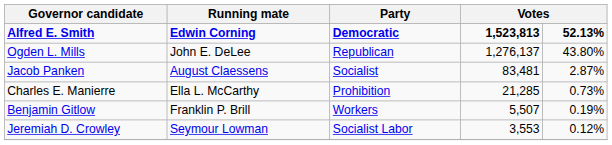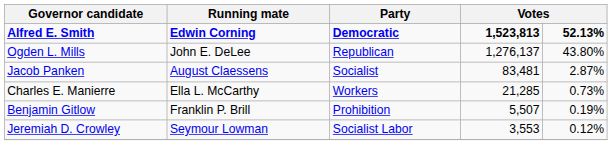(362, 91) Prohibition -> (355, 91) Workers
(355, 110) Workers -> (362, 110) Prohibition
